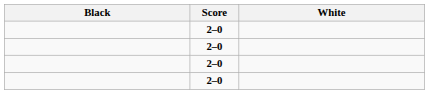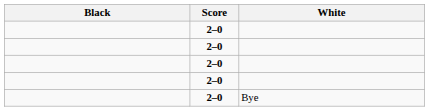+ row: (97, 98)
